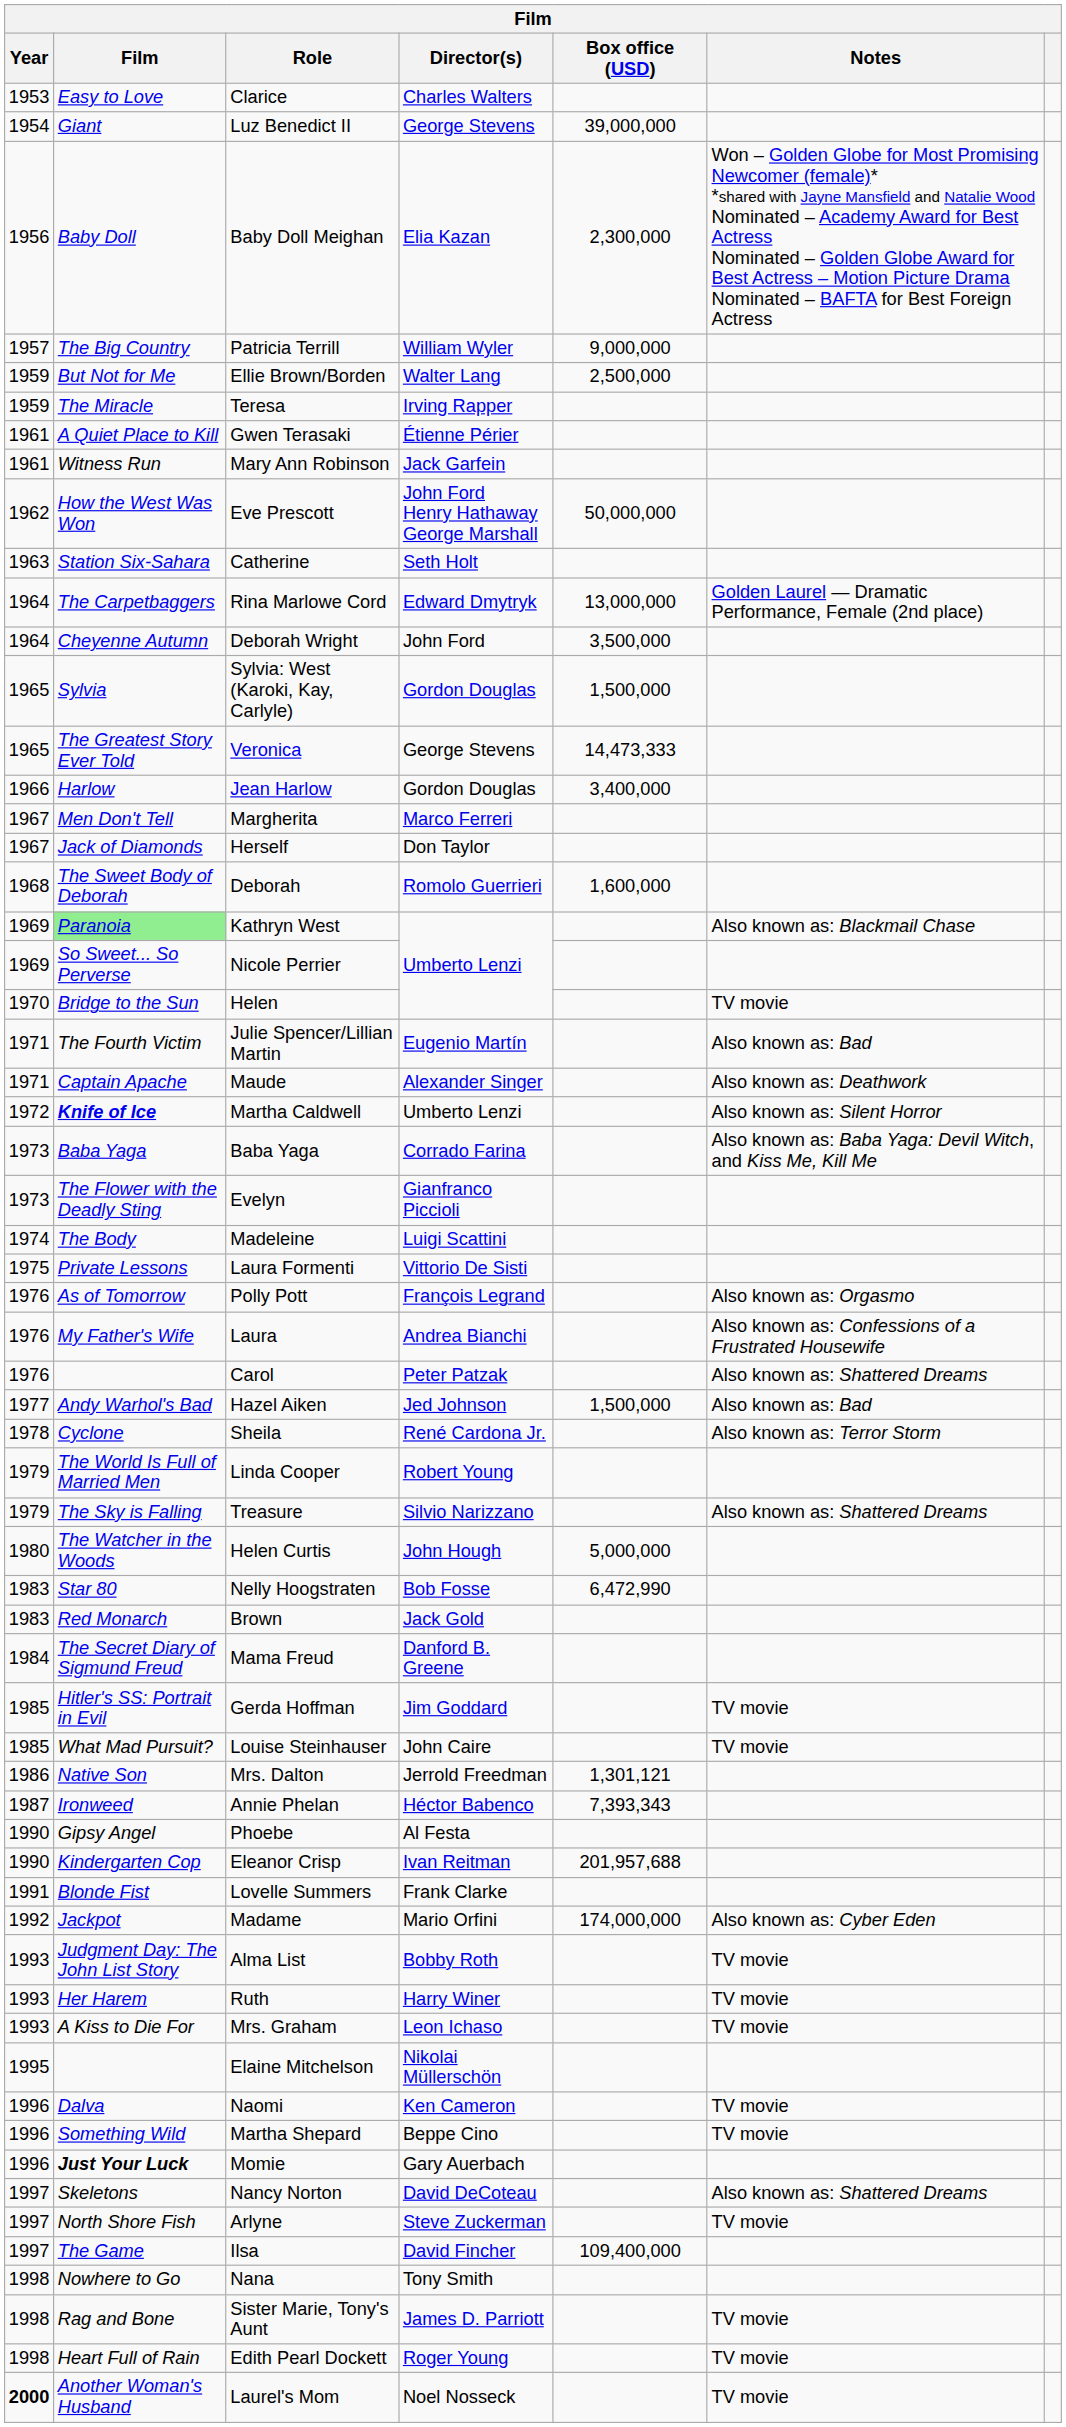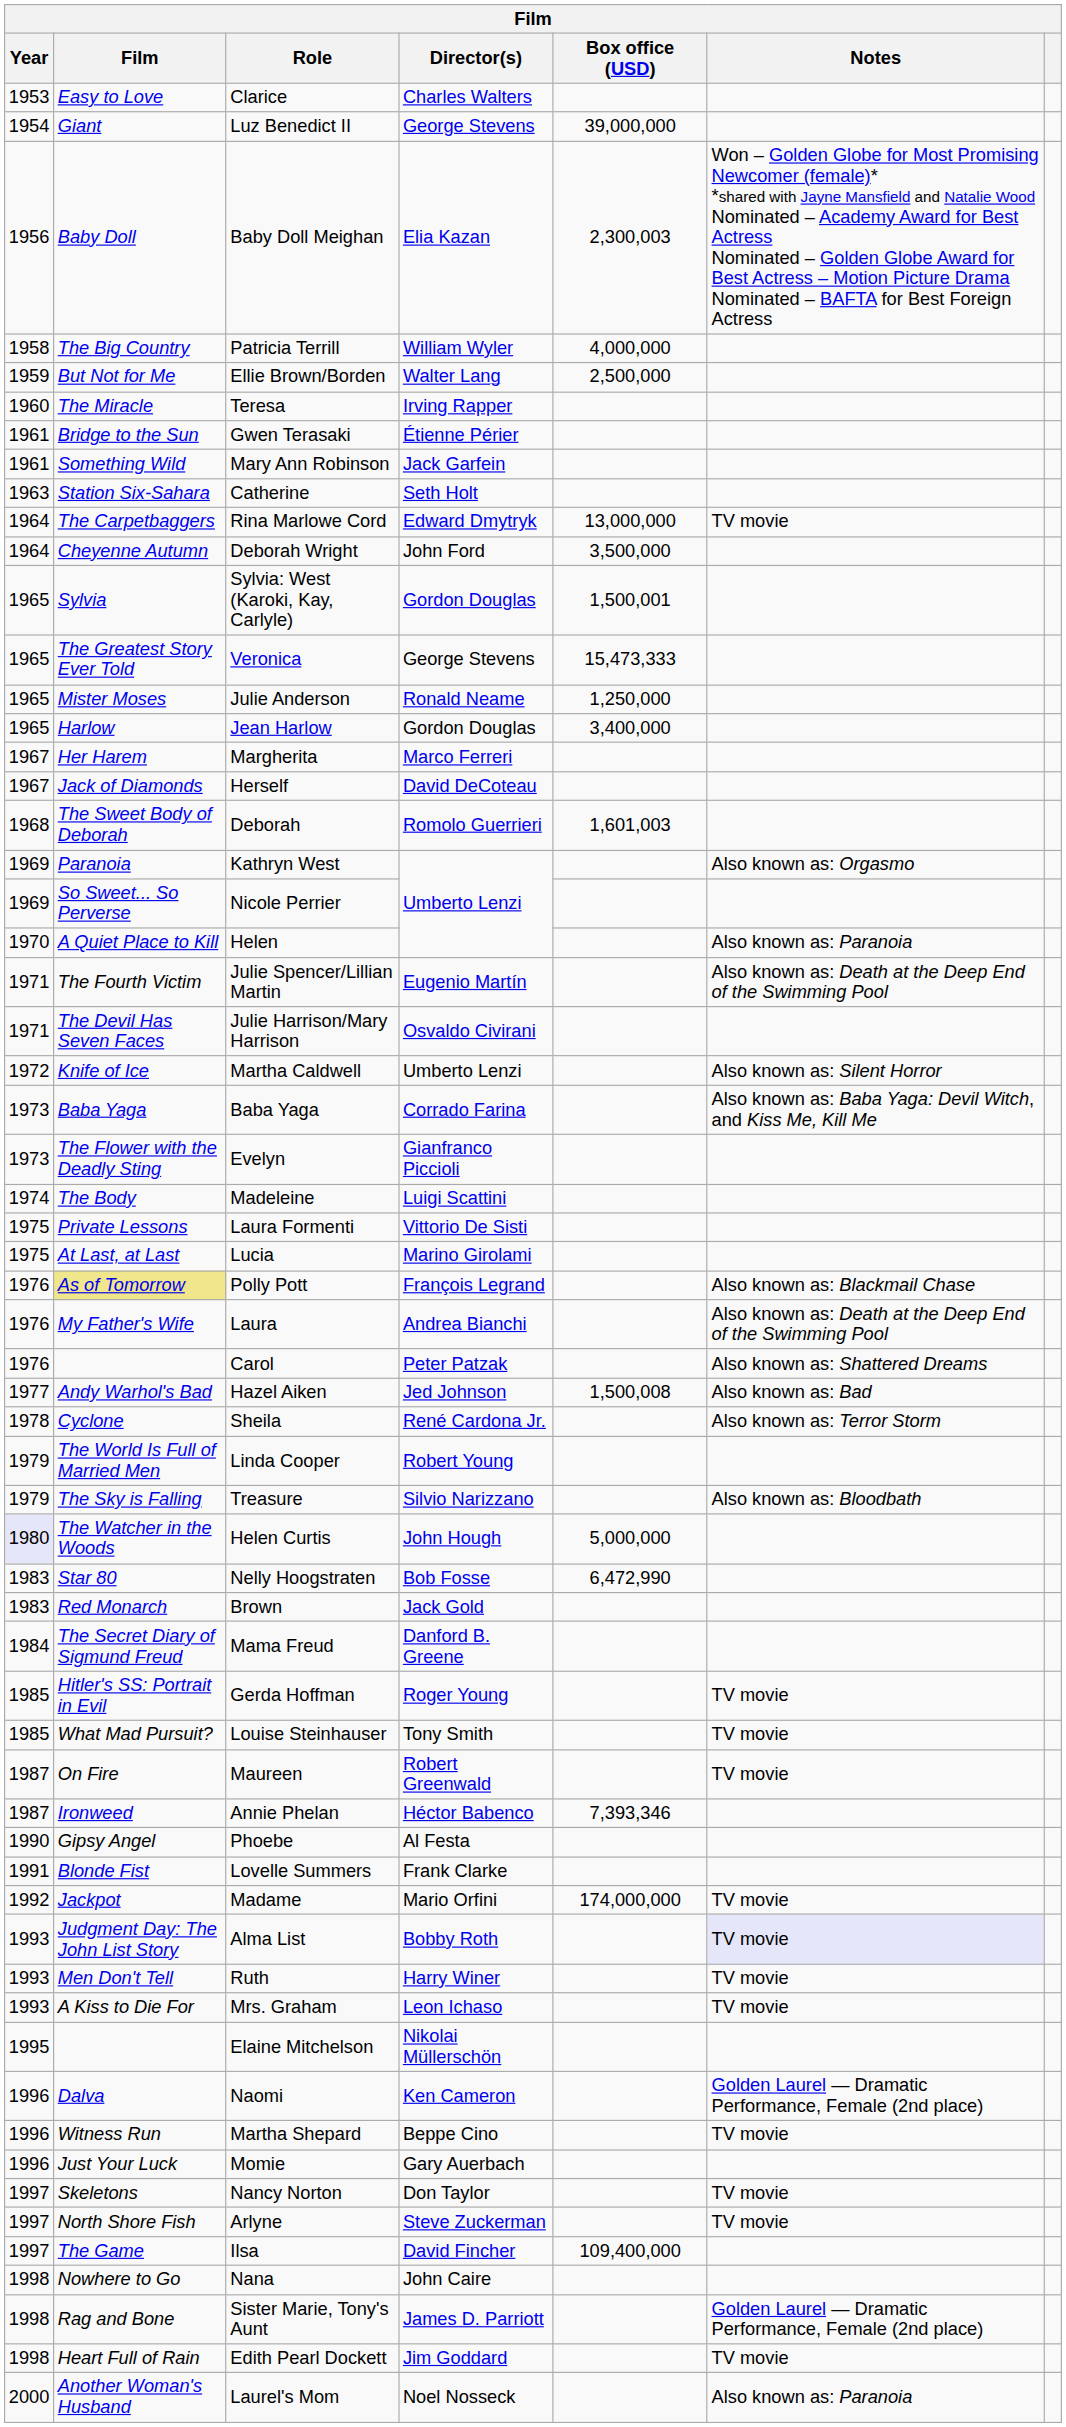(630, 237) 2,300,000 -> (630, 237) 2,300,003
(29, 348) 1957 -> (29, 348) 1958
(630, 348) 9,000,000 -> (630, 348) 4,000,000
(29, 406) 1959 -> (29, 406) 1960
(138, 435) A Quiet Place to Kill -> (128, 435) Bridge to the Sun
(109, 463) Witness Run -> (122, 463) Something Wild
- row: (282, 513)
(847, 602) Golden Laurel — Dramatic Performance, Female (2nd place) -> (750, 521) TV movie
(630, 690) 1,500,000 -> (630, 600) 1,500,001
(630, 750) 14,473,333 -> (630, 659) 15,473,333
+ row: (290, 699)
(29, 789) 1966 -> (29, 728) 1965
(115, 818) Men Don't Tell -> (102, 756) Her Harem
(446, 847) Don Taylor -> (470, 785) David DeCoteau
(630, 886) 1,600,000 -> (630, 825) 1,601,003
(94, 925) lightgreen background -> (94, 864) no background
(843, 925) Also known as: Blackmail Chase -> (813, 864) Also known as: Orgasmo
(128, 1004) Bridge to the Sun -> (138, 942) A Quiet Place to Kill
(750, 1004) TV movie -> (812, 942) Also known as: Paranoia
(792, 1043) Also known as: Bad -> (868, 981) Also known as: Death at the Deep End of the Swimming Pool
- row: (258, 1082)
+ row: (309, 1031)
(107, 1111) bold -> (103, 1070) normal
+ row: (252, 1256)
(121, 1297) no background -> (121, 1285) khaki background
(813, 1297) Also known as: Orgasmo -> (843, 1285) Also known as: Blackmail Chase
(843, 1336) Also known as: Confessions of a Frustrated Housewife -> (868, 1324) Also known as: Death at the Deep End of the Swimming Pool
(630, 1404) 1,500,000 -> (630, 1392) 1,500,008
(849, 1511) Also known as: Shattered Dreams -> (816, 1499) Also known as: Bloodbath
(29, 1550) no background -> (29, 1538) lavender background
(455, 1707) Jim Goddard -> (456, 1695) Roger Young
(447, 1746) John Caire -> (448, 1734) Tony Smith
- row: (277, 1775)
+ row: (266, 1773)
(630, 1804) 7,393,343 -> (630, 1813) 7,393,346
- row: (286, 1862)
(824, 1920) Also known as: Cyber Eden -> (750, 1899) TV movie
(750, 1959) no background -> (750, 1939) lavender background
(102, 1998) Her Harem -> (115, 1978) Men Don't Tell
(750, 2106) TV movie -> (847, 2095) Golden Laurel — Dramatic Performance, Female (2nd place)
(122, 2135) Something Wild -> (109, 2135) Witness Run
(123, 2164) bold -> (117, 2164) normal
(470, 2192) David DeCoteau -> (446, 2192) Don Taylor
(849, 2192) Also known as: Shattered Dreams -> (750, 2192) TV movie
(448, 2279) Tony Smith -> (447, 2279) John Caire
(750, 2318) TV movie -> (847, 2318) Golden Laurel — Dramatic Performance, Female (2nd place)
(456, 2358) Roger Young -> (455, 2358) Jim Goddard
(29, 2397) bold -> (29, 2397) normal
(750, 2397) TV movie -> (812, 2397) Also known as: Paranoia
